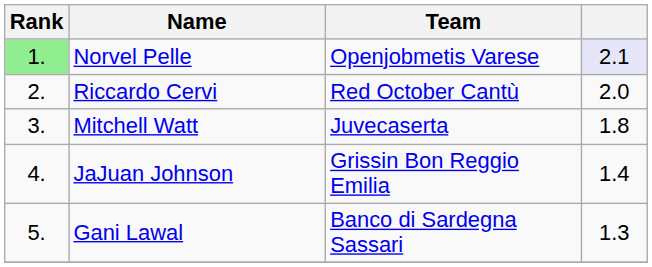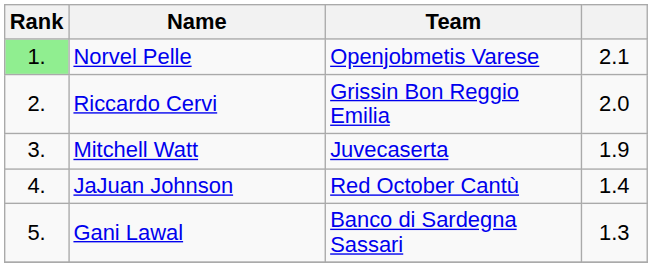(614, 56) lavender background -> (614, 56) no background
(425, 91) Red October Cantù -> (425, 103) Grissin Bon Reggio Emilia
(614, 126) 1.8 -> (614, 150) 1.9
(425, 173) Grissin Bon Reggio Emilia -> (425, 185) Red October Cantù
